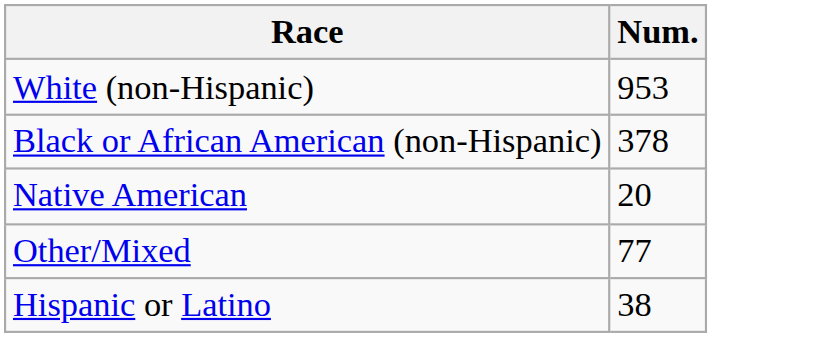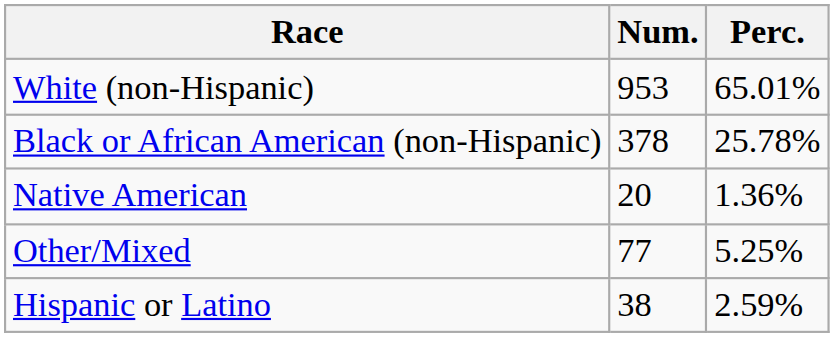+ column: (767, 31)
